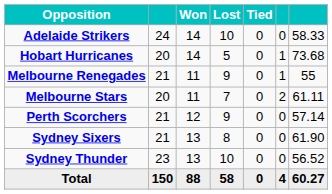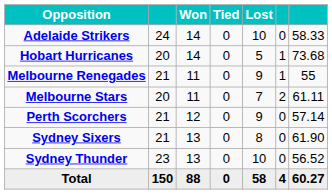columns swapped: (227, 14) <-> (260, 14)
